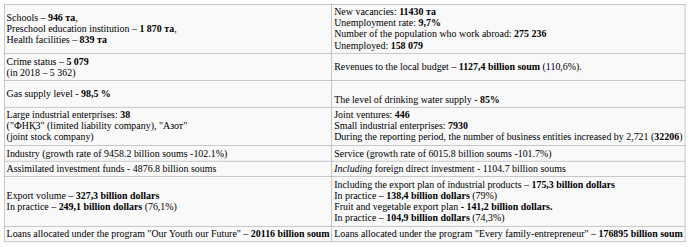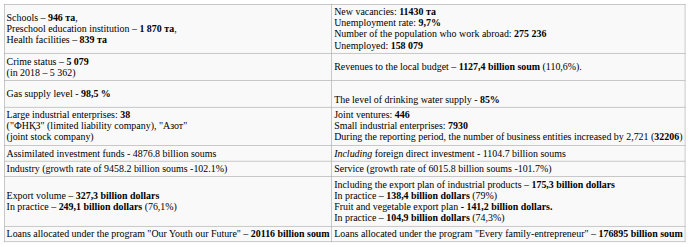rows swapped: (117, 153) <-> (111, 169)
